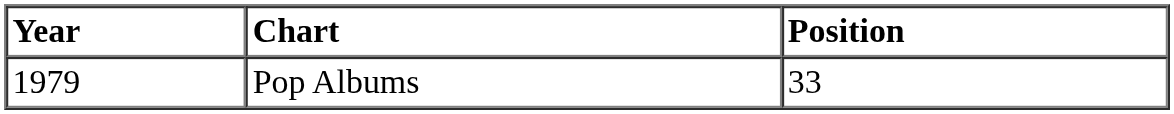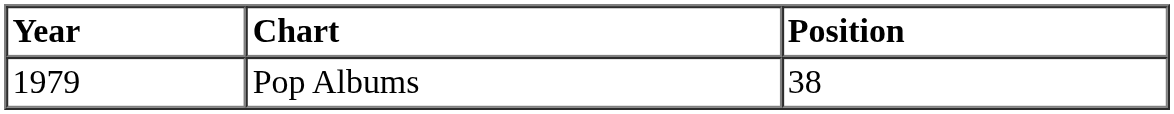(805, 81) 33 -> (805, 81) 38
